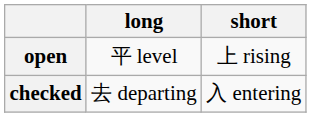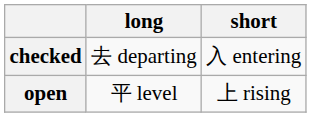rows swapped: (46, 56) <-> (46, 93)
